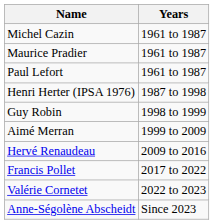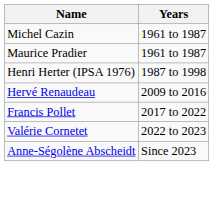- row: (35, 72)
- row: (34, 111)
- row: (40, 131)
